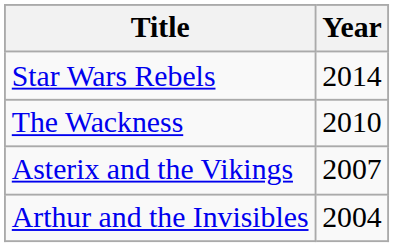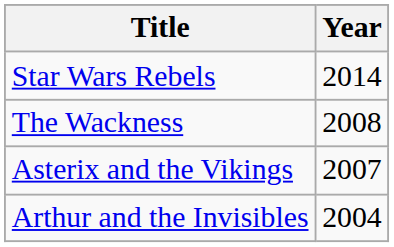(352, 122) 2010 -> (352, 122) 2008
